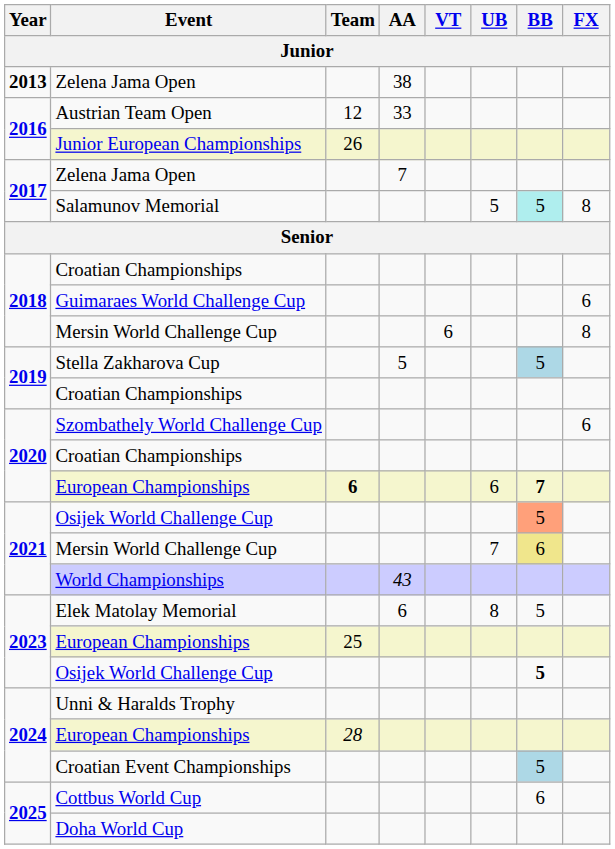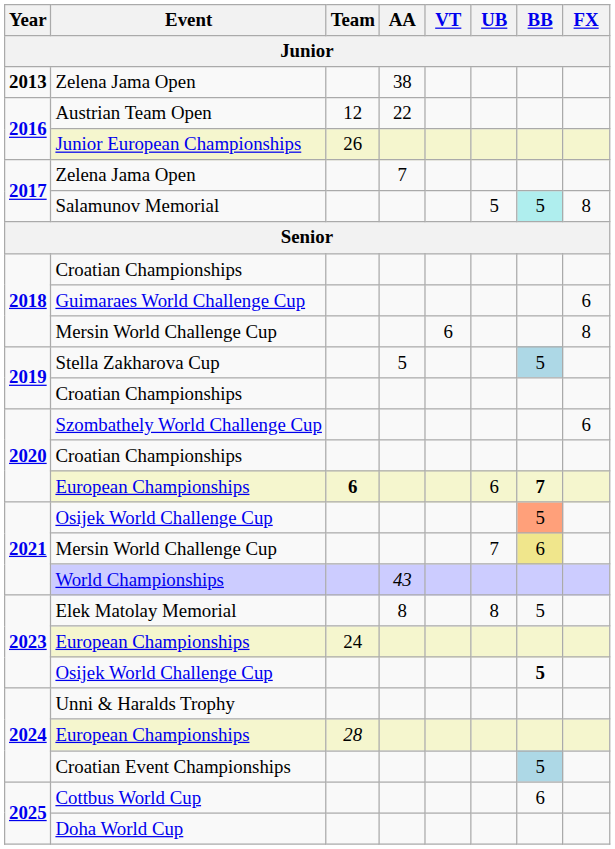(402, 113) 33 -> (402, 113) 22
(402, 610) 6 -> (402, 610) 8
(353, 641) 25 -> (353, 641) 24
